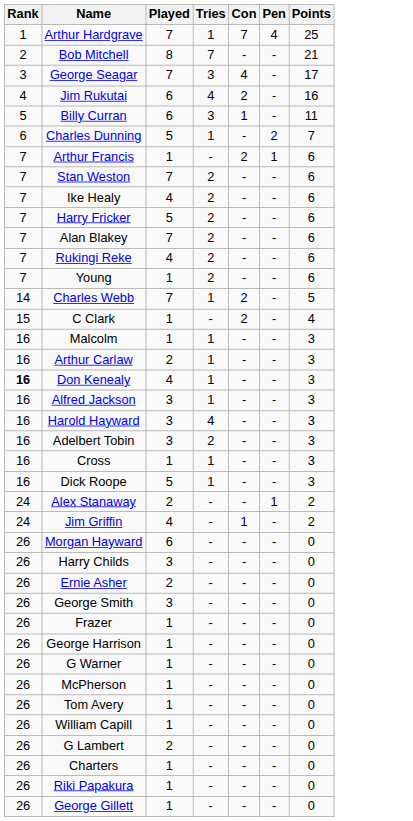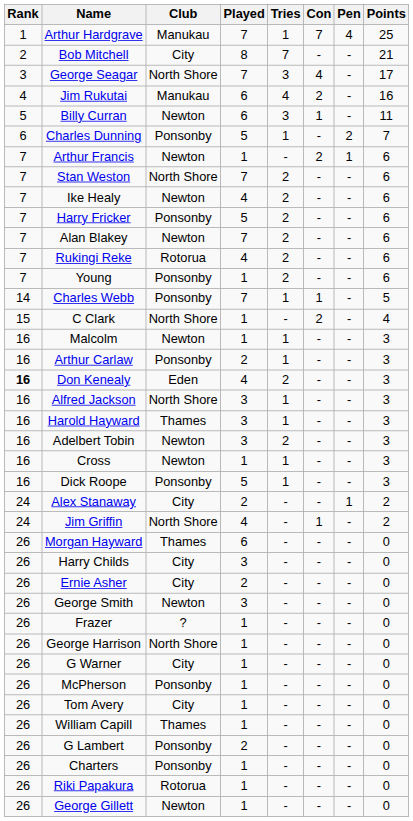+ column: (183, 14)
(244, 298) 2 -> (319, 298) 1
(211, 380) 1 -> (286, 380) 2
(211, 420) 4 -> (286, 420) 1
